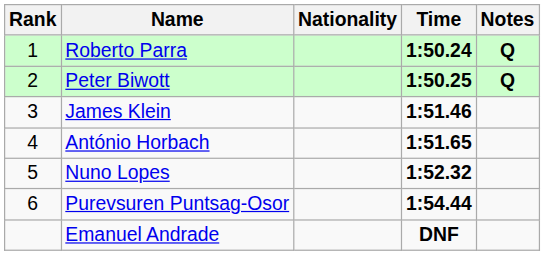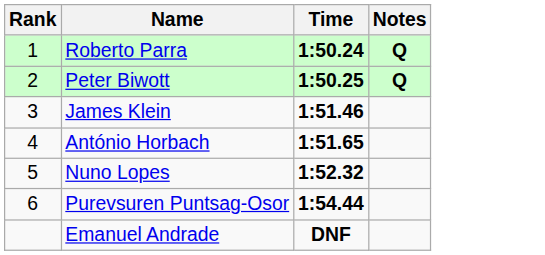- column: (348, 19)
